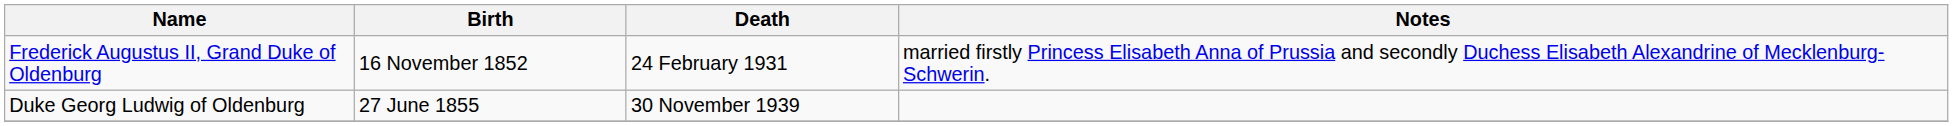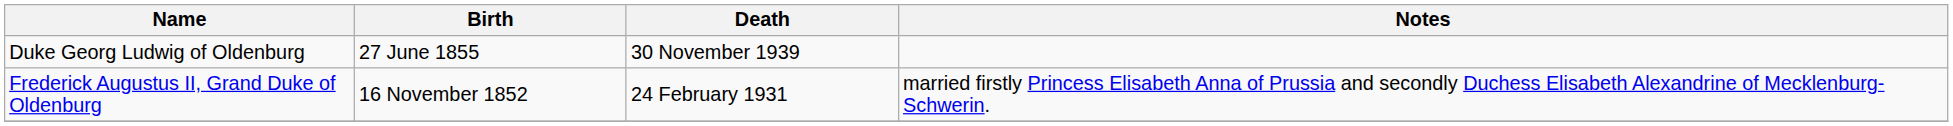rows swapped: (172, 62) <-> (157, 105)
